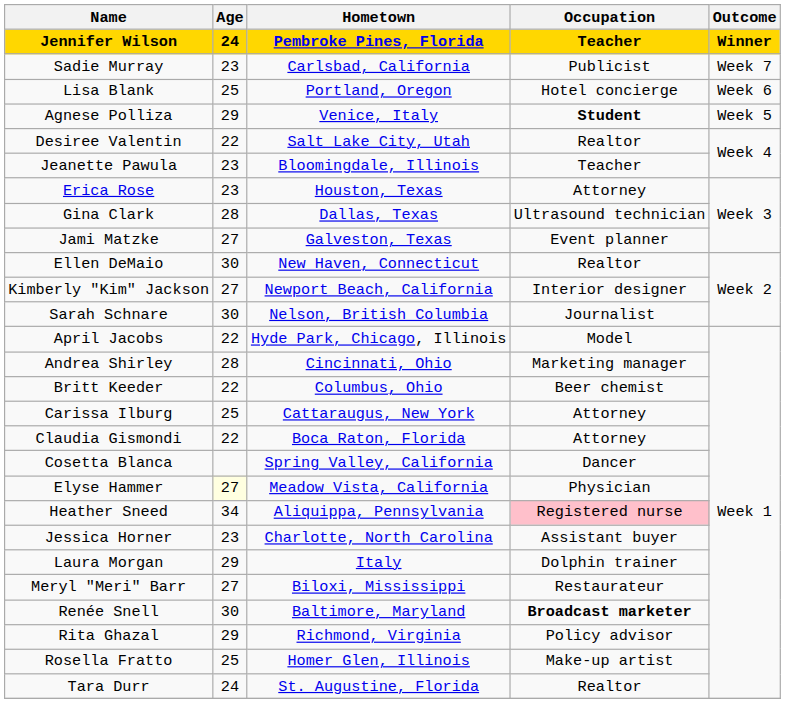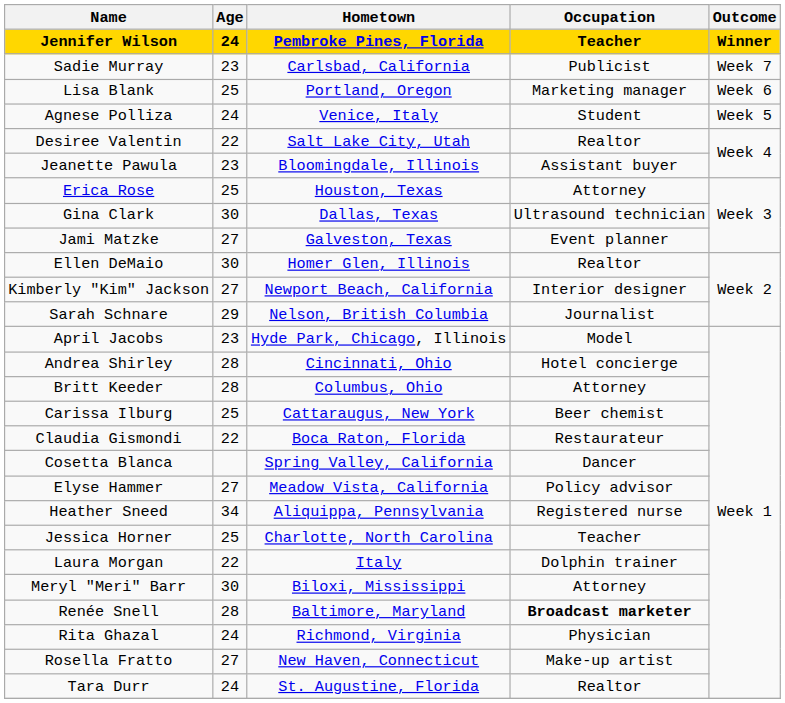(610, 91) Hotel concierge -> (610, 91) Marketing manager
(230, 116) 29 -> (230, 116) 24
(610, 116) bold -> (610, 116) normal
(610, 166) Teacher -> (610, 166) Assistant buyer
(230, 191) 23 -> (230, 191) 25
(230, 215) 28 -> (230, 215) 30
(379, 265) New Haven, Connecticut -> (379, 265) Homer Glen, Illinois
(230, 314) 30 -> (230, 314) 29
(230, 339) 22 -> (230, 339) 23
(610, 364) Marketing manager -> (610, 364) Hotel concierge
(230, 389) 22 -> (230, 389) 28
(610, 389) Beer chemist -> (610, 389) Attorney
(610, 414) Attorney -> (610, 414) Beer chemist
(610, 438) Attorney -> (610, 438) Restaurateur
(230, 488) lightyellow background -> (230, 488) no background
(610, 488) Physician -> (610, 488) Policy advisor
(610, 513) pink background -> (610, 513) no background
(230, 538) 23 -> (230, 538) 25
(610, 538) Assistant buyer -> (610, 538) Teacher
(230, 562) 29 -> (230, 562) 22
(230, 587) 27 -> (230, 587) 30
(610, 587) Restaurateur -> (610, 587) Attorney
(230, 612) 30 -> (230, 612) 28
(230, 637) 29 -> (230, 637) 24
(610, 637) Policy advisor -> (610, 637) Physician
(230, 662) 25 -> (230, 662) 27
(379, 662) Homer Glen, Illinois -> (379, 662) New Haven, Connecticut
